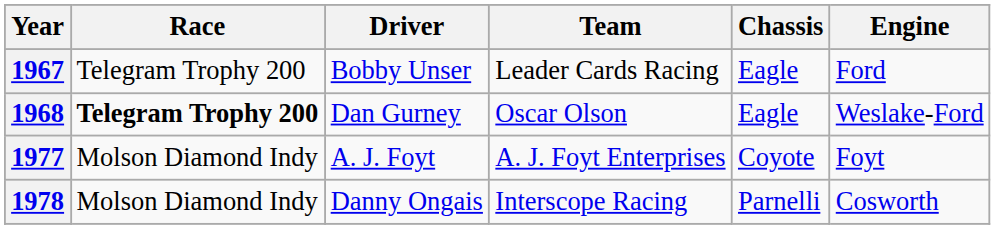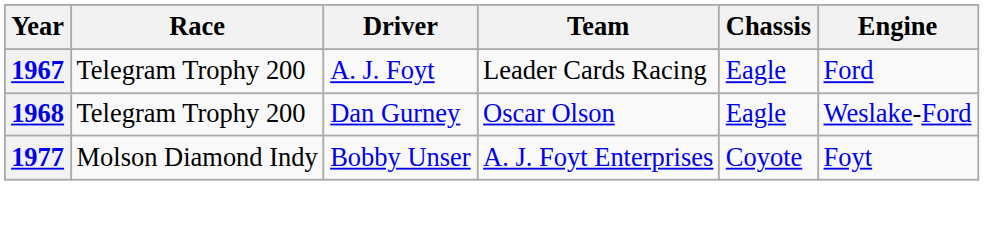(401, 70) Bobby Unser -> (382, 70) A. J. Foyt
(197, 114) bold -> (191, 114) normal
(383, 157) A. J. Foyt -> (400, 157) Bobby Unser
- row: (38, 201)
